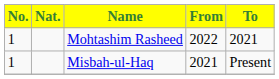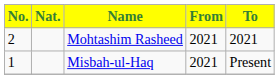(11, 39) 1 -> (11, 39) 2
(204, 39) 2022 -> (204, 39) 2021
